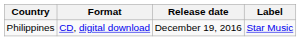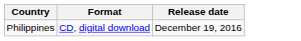- column: (270, 12)
